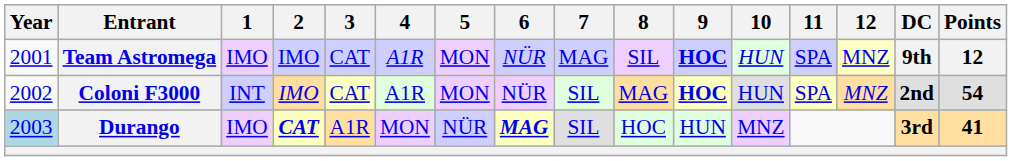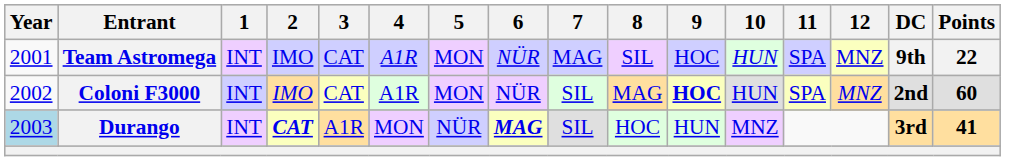(247, 56) IMO -> (244, 56) INT
(703, 56) bold -> (697, 56) normal
(973, 56) 12 -> (967, 56) 22
(973, 92) 54 -> (967, 92) 60
(247, 127) IMO -> (244, 127) INT
